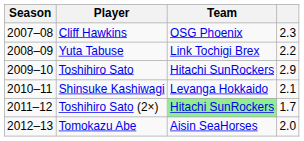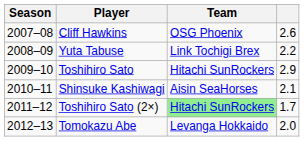(288, 32) 2.3 -> (288, 32) 2.6
(219, 88) Levanga Hokkaido -> (214, 88) Aisin SeaHorses
(214, 126) Aisin SeaHorses -> (219, 126) Levanga Hokkaido
